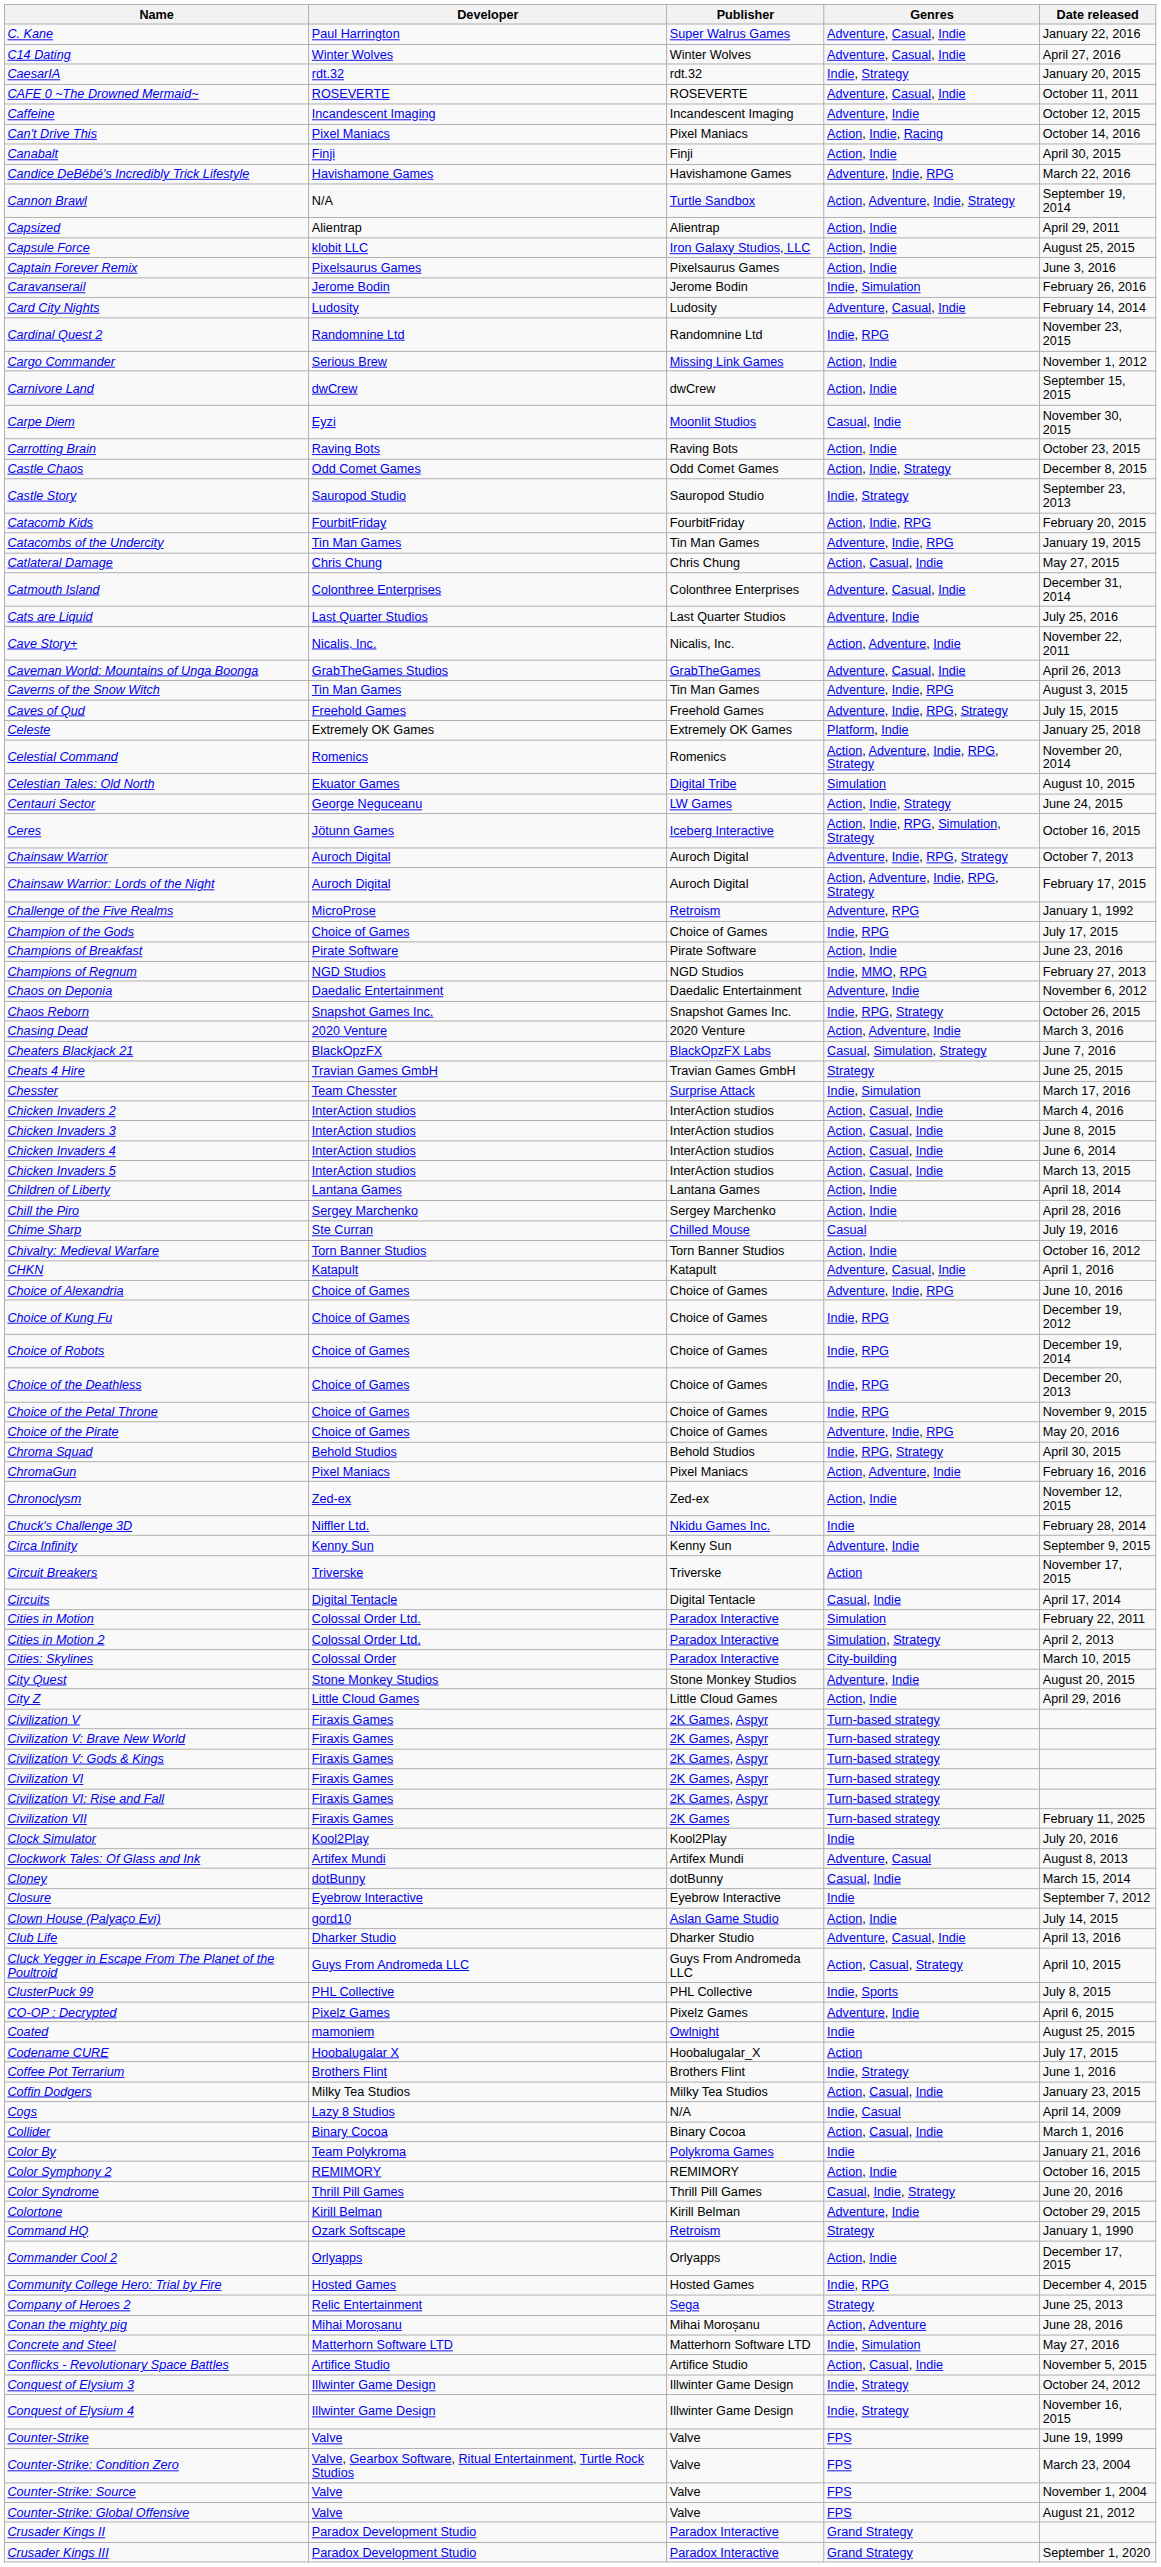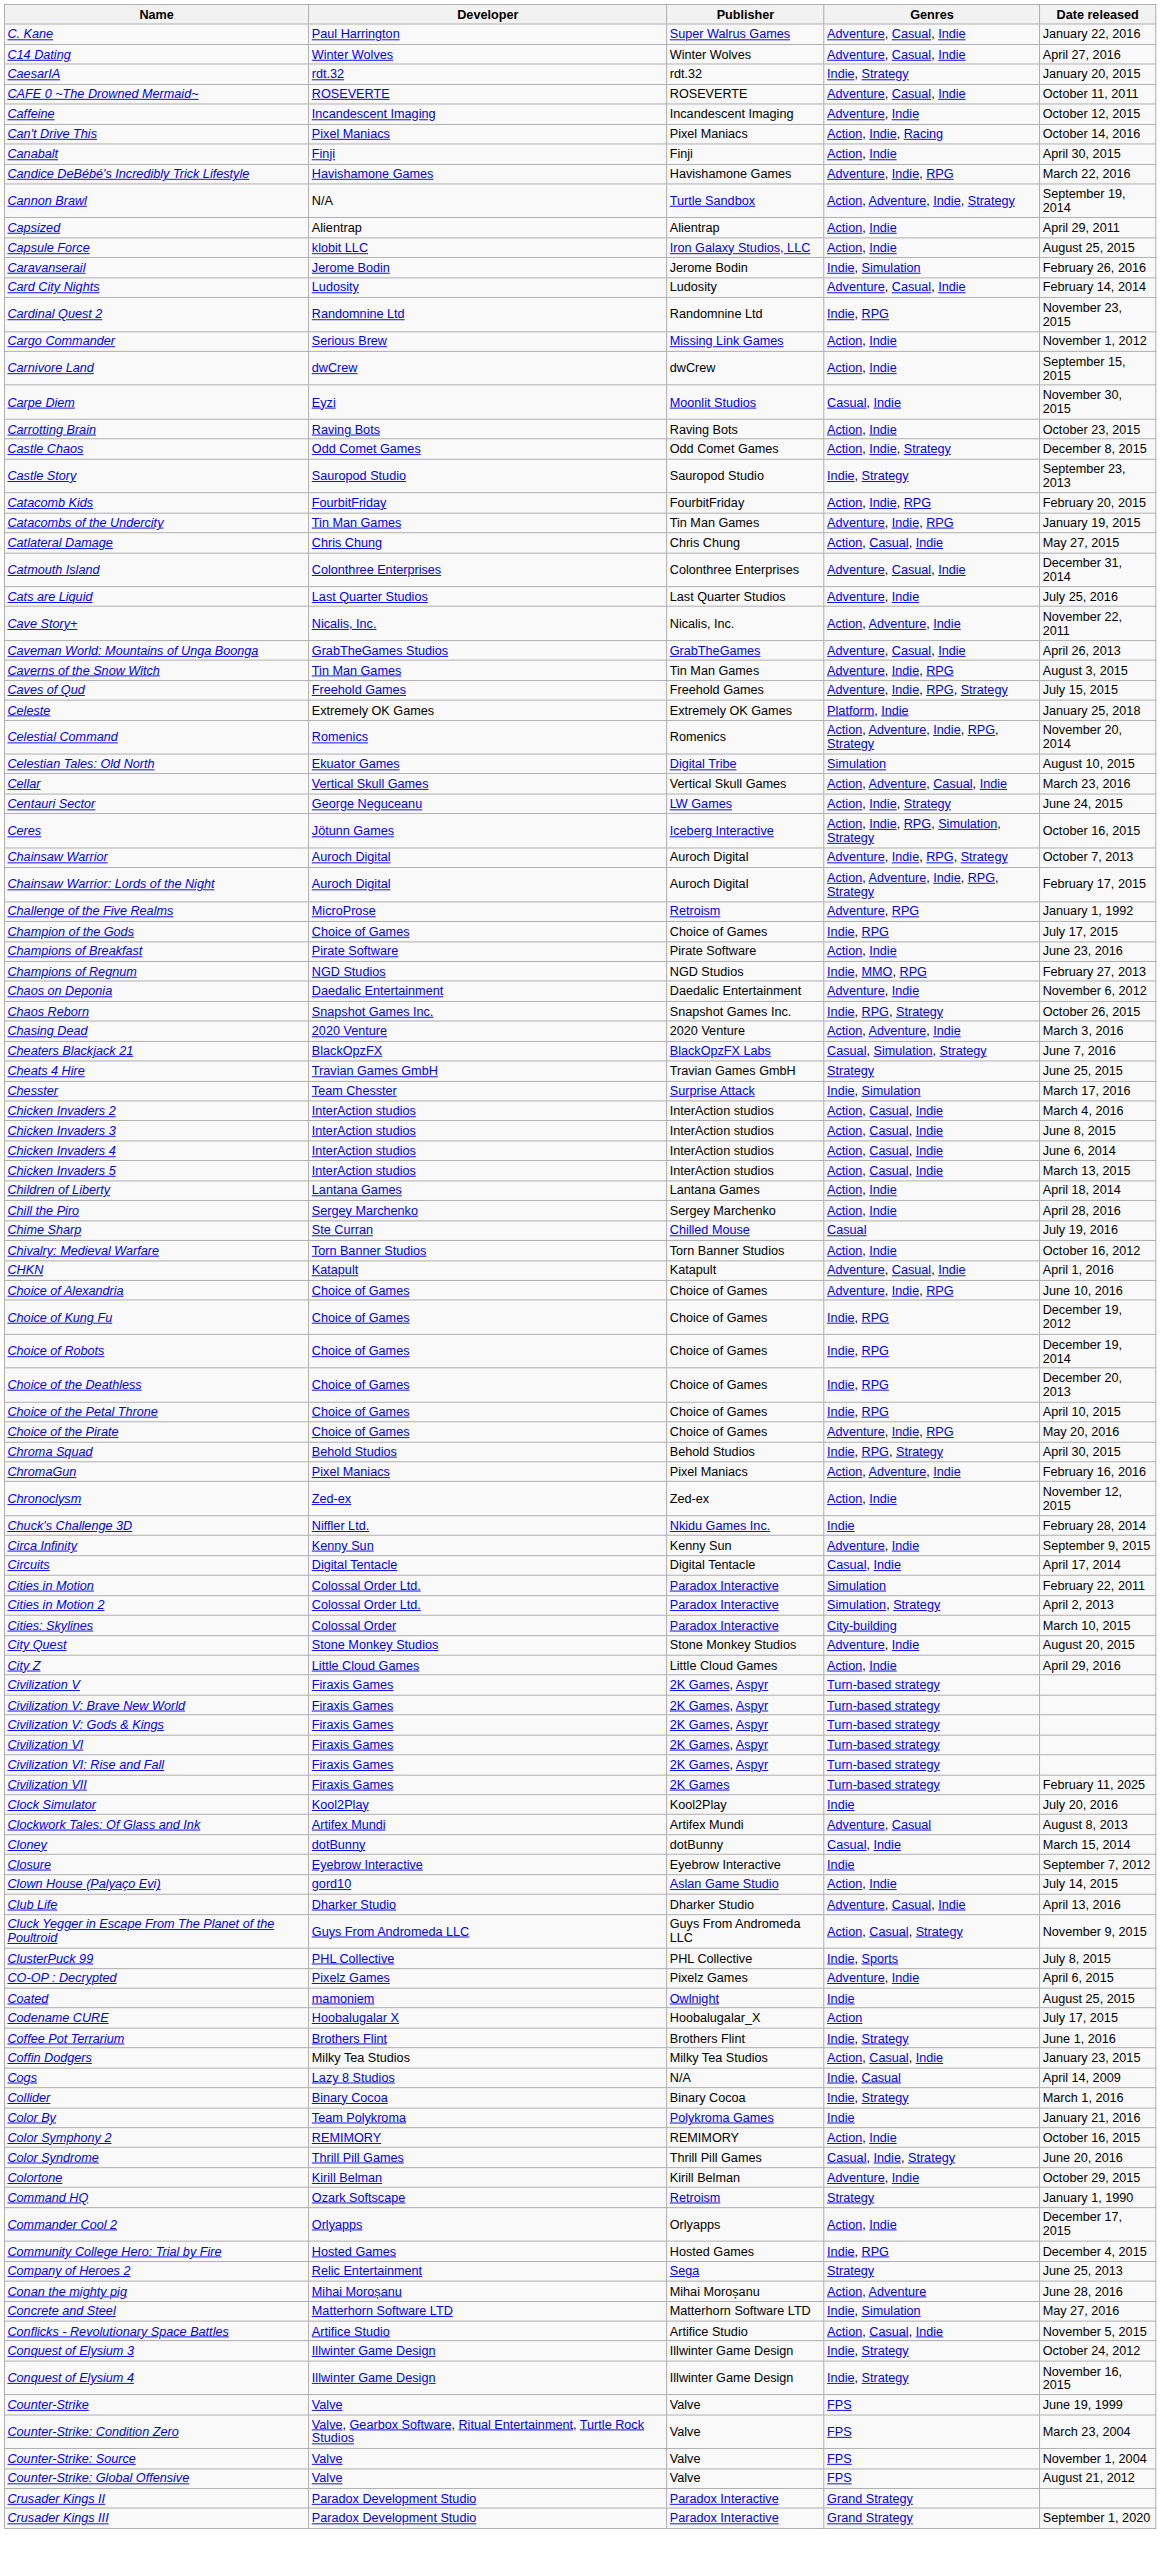- row: (72, 267)
+ row: (24, 784)
(1095, 1412) November 9, 2015 -> (1082, 1412) April 10, 2015
- row: (52, 1572)
(1082, 1965) April 10, 2015 -> (1095, 1931) November 9, 2015
(885, 2131) Action, Casual, Indie -> (868, 2097) Indie, Strategy
